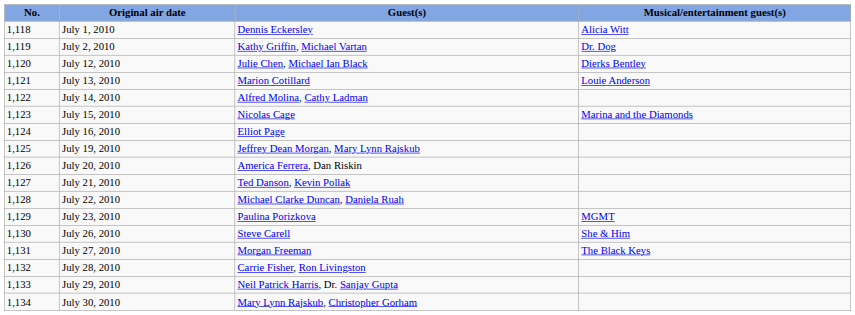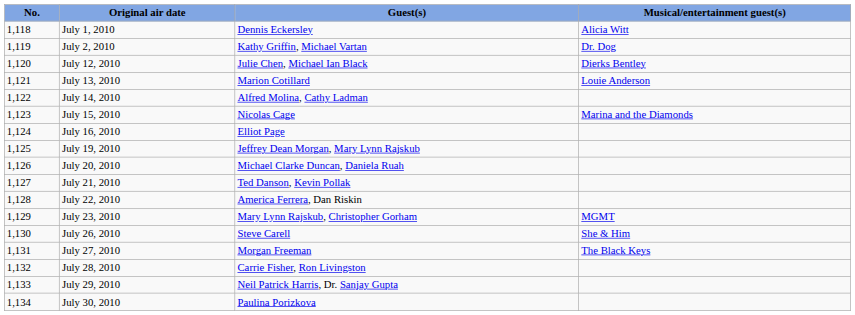(300, 166) America Ferrera, Dan Riskin -> (321, 166) Michael Clarke Duncan, Daniela Ruah
(321, 200) Michael Clarke Duncan, Daniela Ruah -> (300, 200) America Ferrera, Dan Riskin
(277, 217) Paulina Porizkova -> (327, 217) Mary Lynn Rajskub, Christopher Gorham
(327, 302) Mary Lynn Rajskub, Christopher Gorham -> (277, 302) Paulina Porizkova
